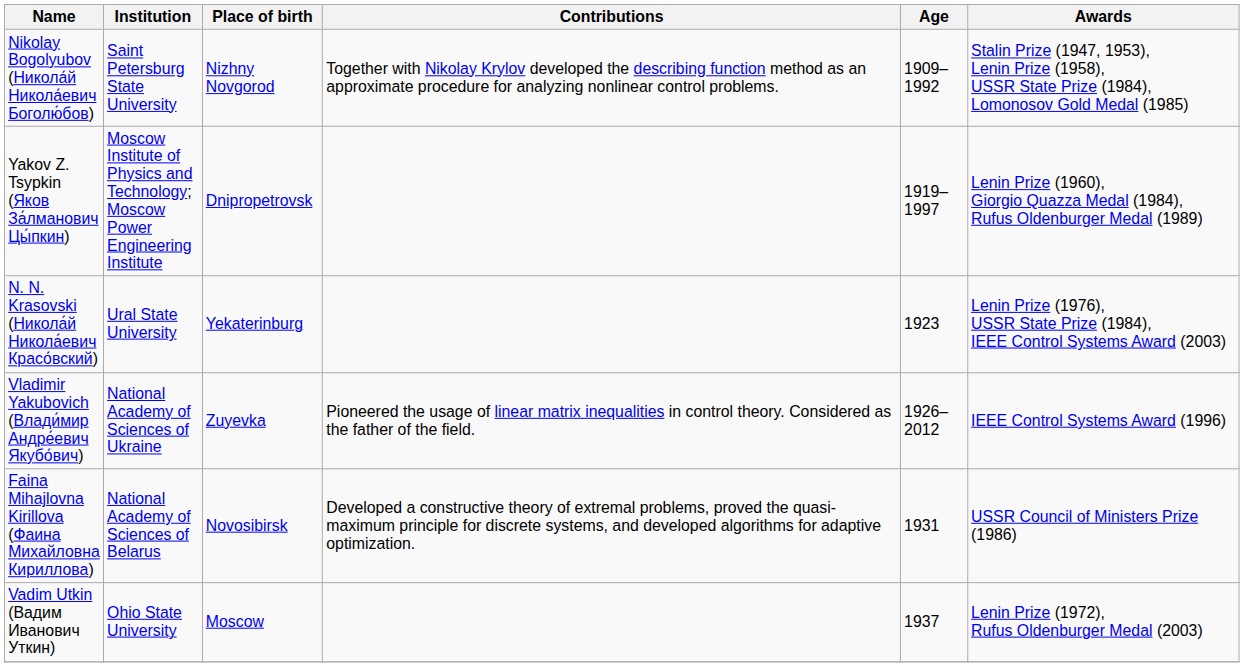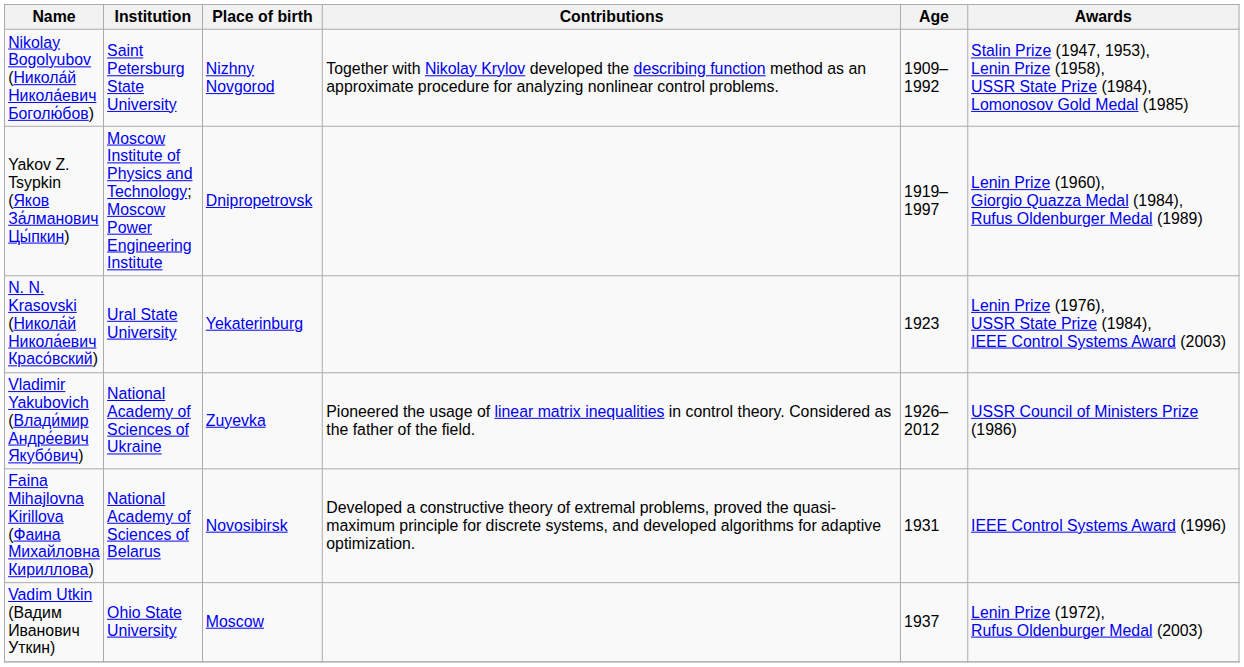(1099, 420) IEEE Control Systems Award (1996) -> (1085, 420) USSR Council of Ministers Prize (1986)
(1085, 525) USSR Council of Ministers Prize (1986) -> (1099, 525) IEEE Control Systems Award (1996)
